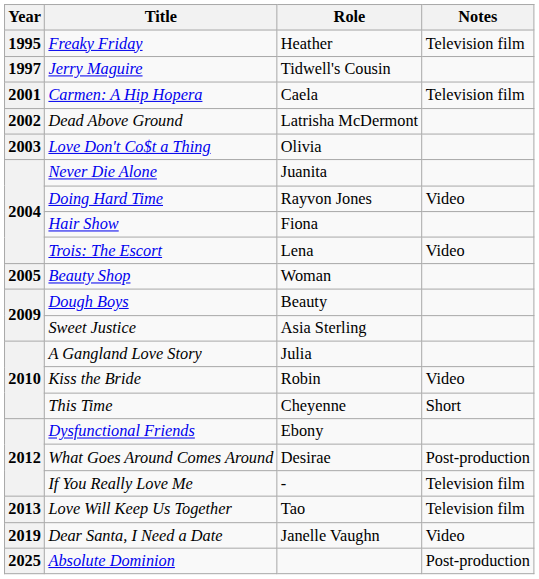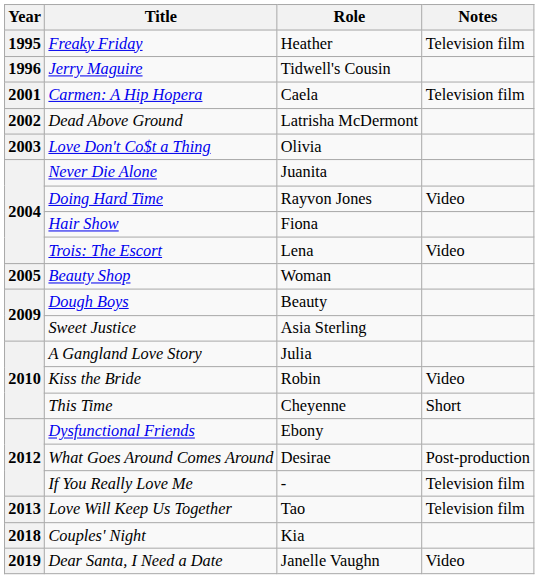(25, 69) 1997 -> (25, 69) 1996
+ row: (97, 535)
- row: (112, 560)
